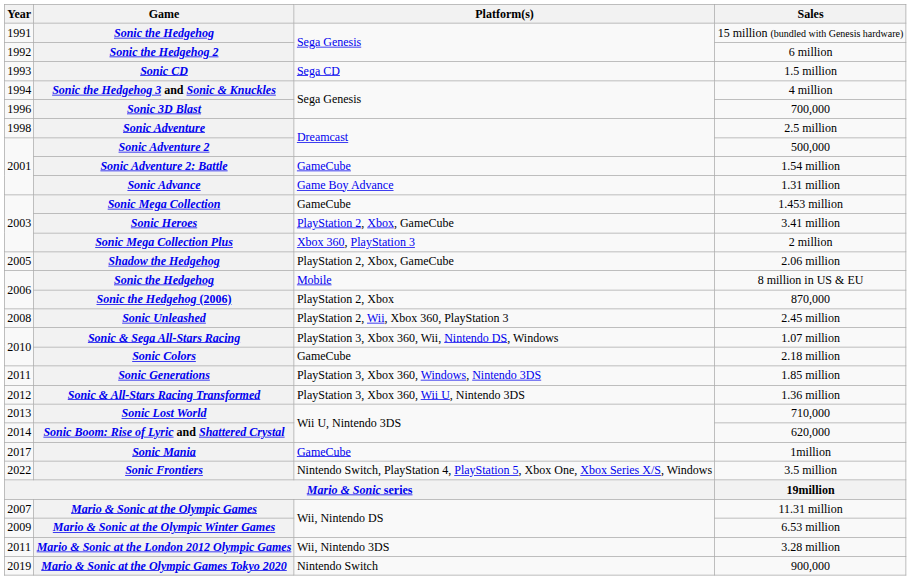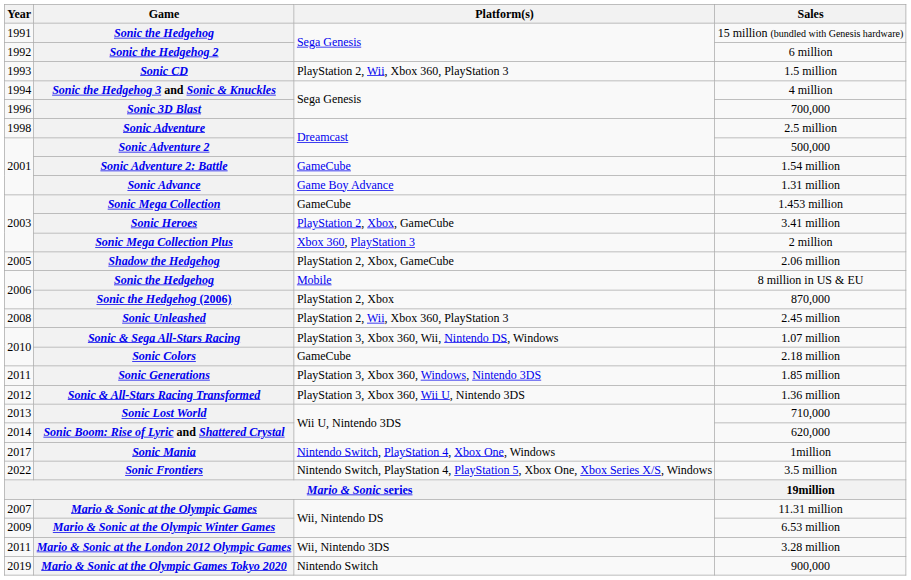(318, 71) Sega CD -> (403, 71) PlayStation 2, Wii, Xbox 360, PlayStation 3
(324, 451) GameCube -> (426, 451) Nintendo Switch, PlayStation 4, Xbox One, Windows
